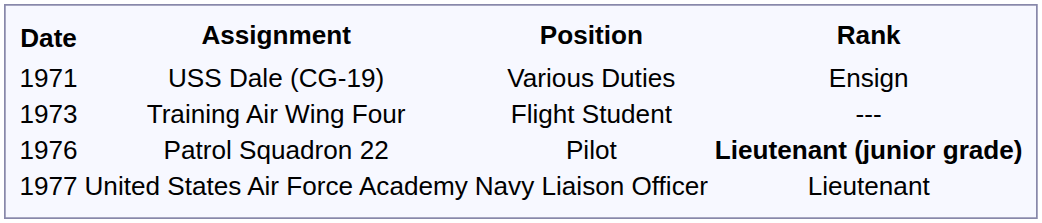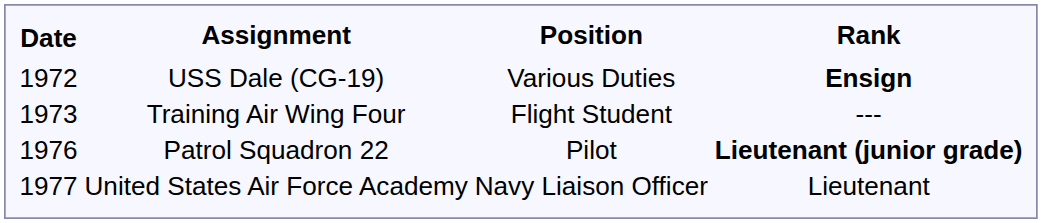(49, 77) 1971 -> (49, 77) 1972
(869, 77) normal -> (869, 77) bold
